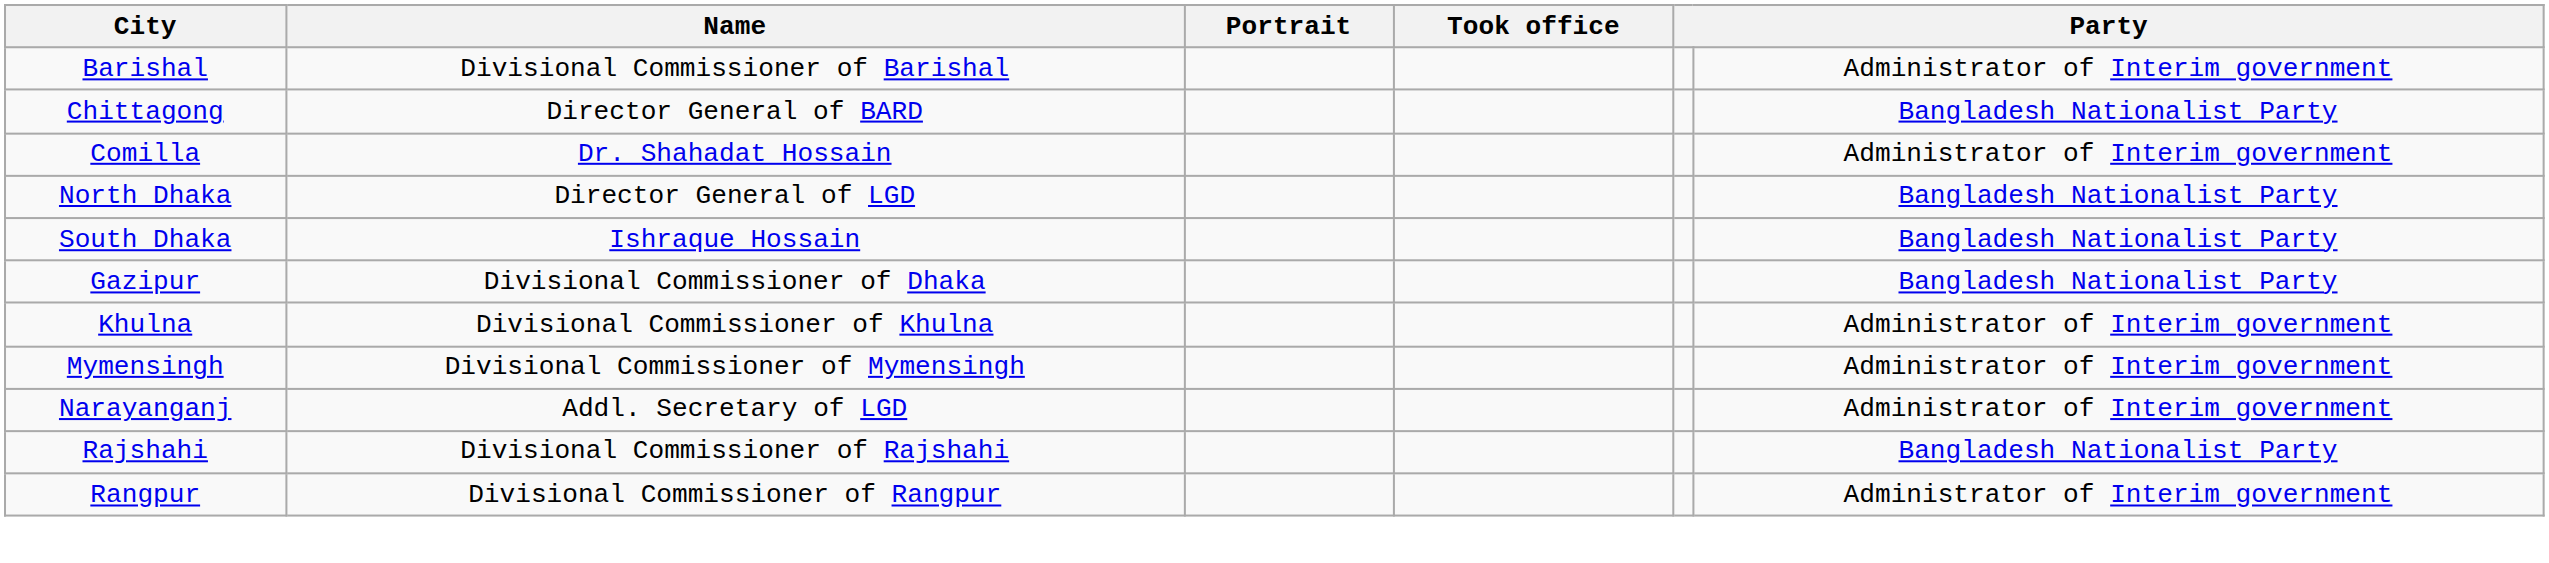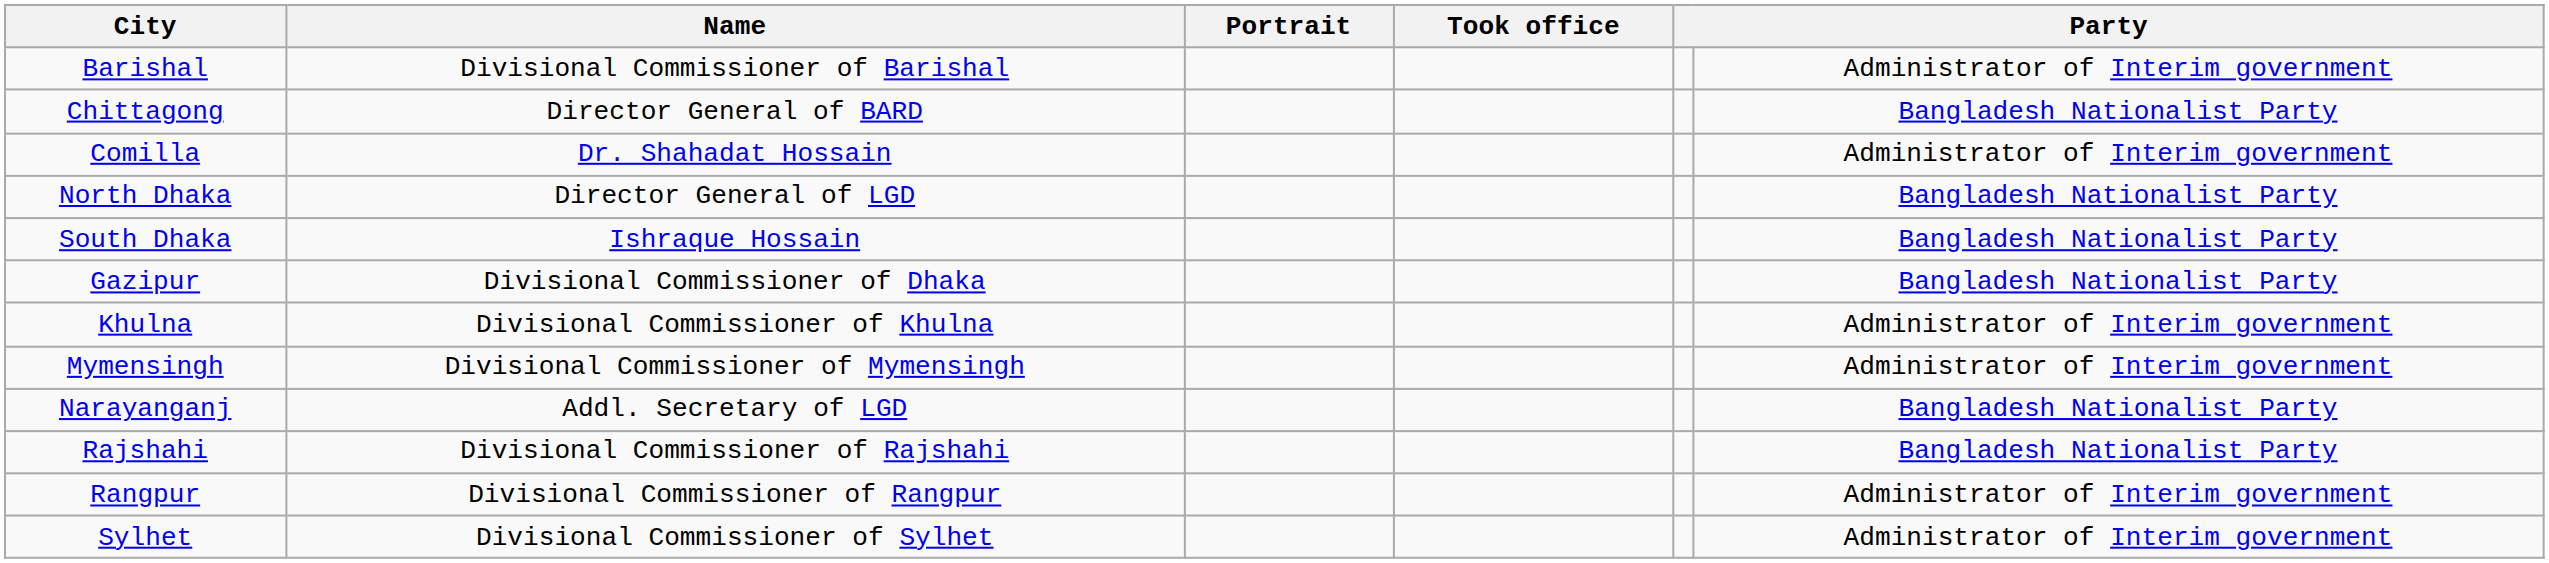(2118, 410) Administrator of Interim government -> (2118, 410) Bangladesh Nationalist Party
+ row: (145, 537)
